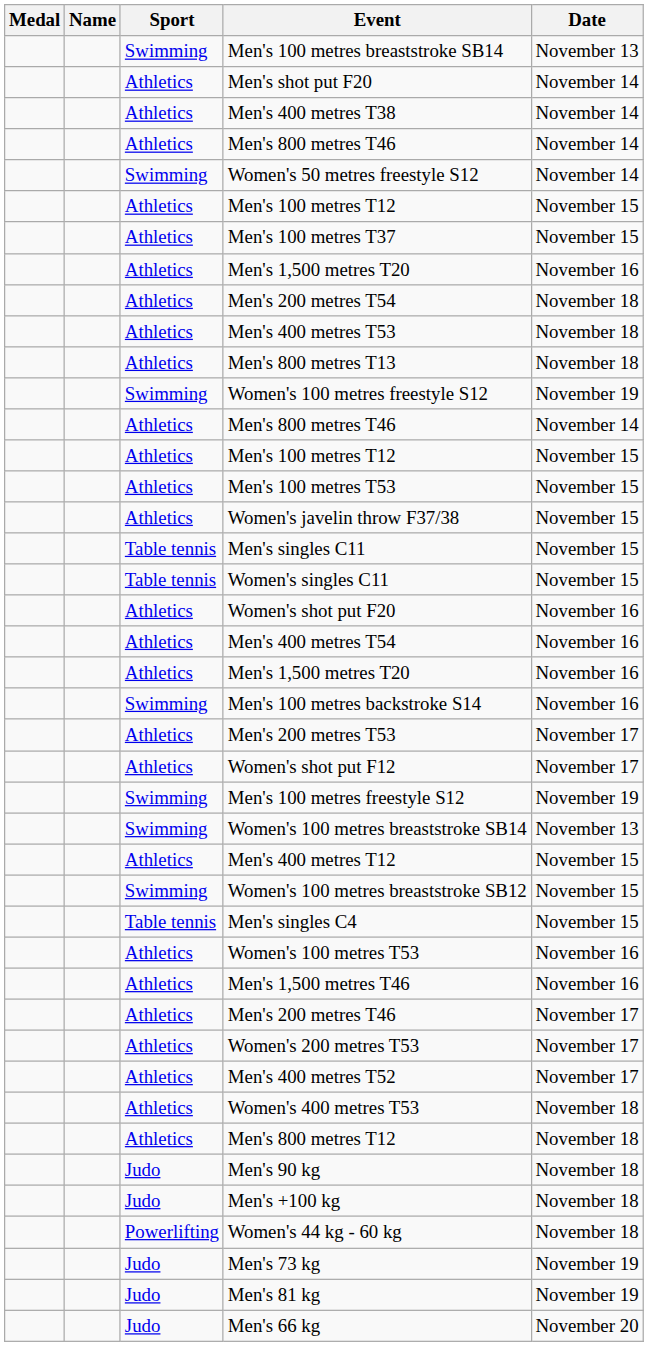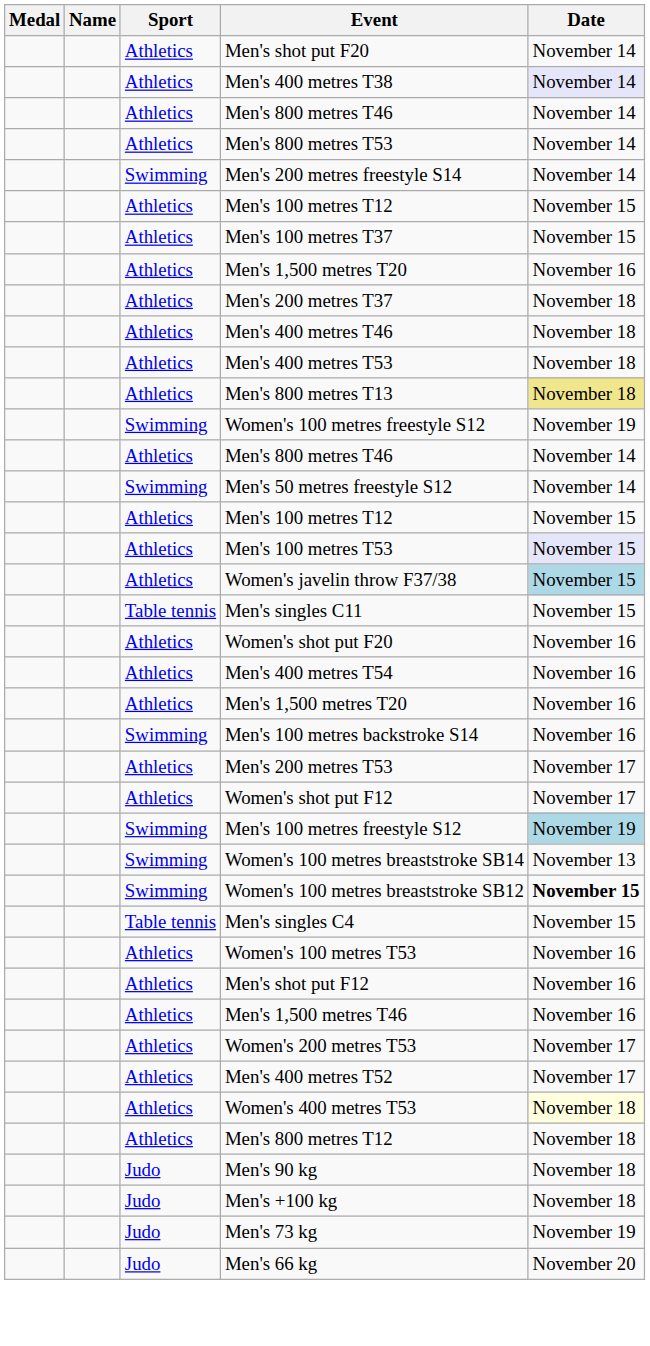- row: (166, 51)
(587, 113) no background -> (584, 82) lavender background
+ row: (159, 144)
- row: (166, 175)
+ row: (166, 175)
+ row: (159, 299)
- row: (159, 299)
+ row: (159, 331)
(587, 362) no background -> (584, 393) khaki background
+ row: (166, 486)
(587, 486) no background -> (584, 548) lavender background
(587, 517) no background -> (584, 579) lightblue background
- row: (170, 579)
(587, 797) no background -> (584, 828) lightblue background
- row: (159, 859)
(587, 890) normal -> (586, 890) bold
+ row: (159, 983)
- row: (159, 1014)
(587, 1107) no background -> (584, 1107) lightyellow background
- row: (172, 1232)
- row: (143, 1294)
